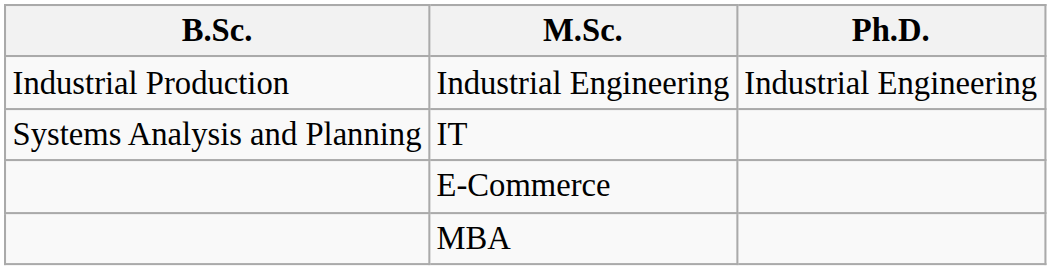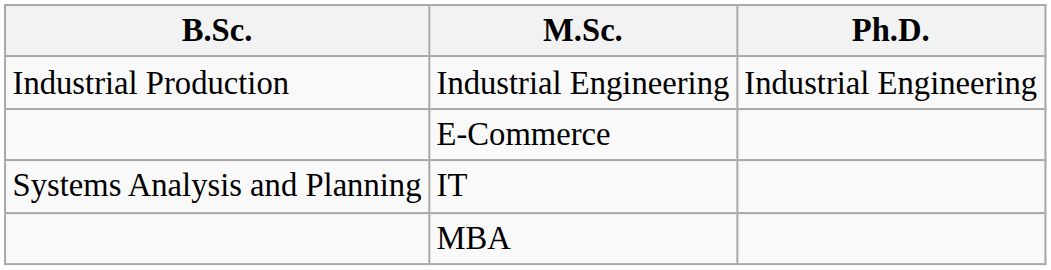rows swapped: (452, 133) <-> (524, 185)
